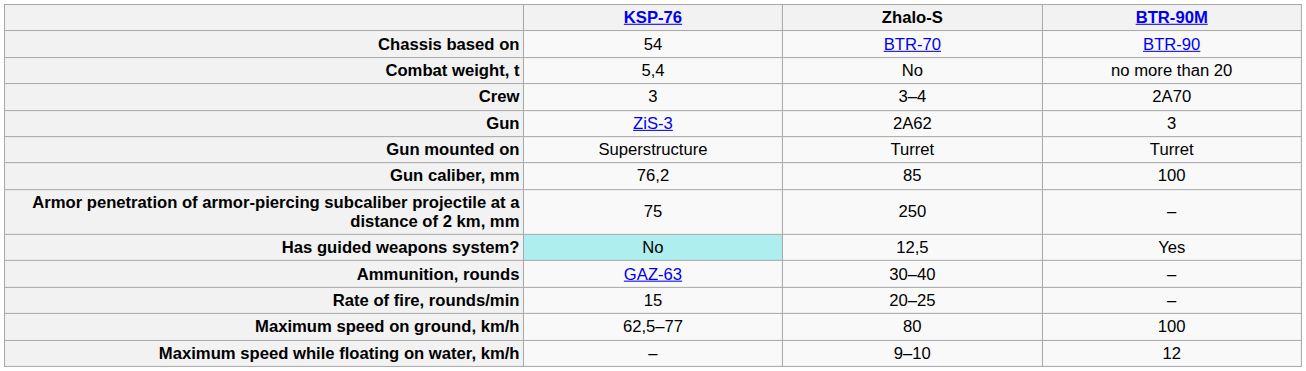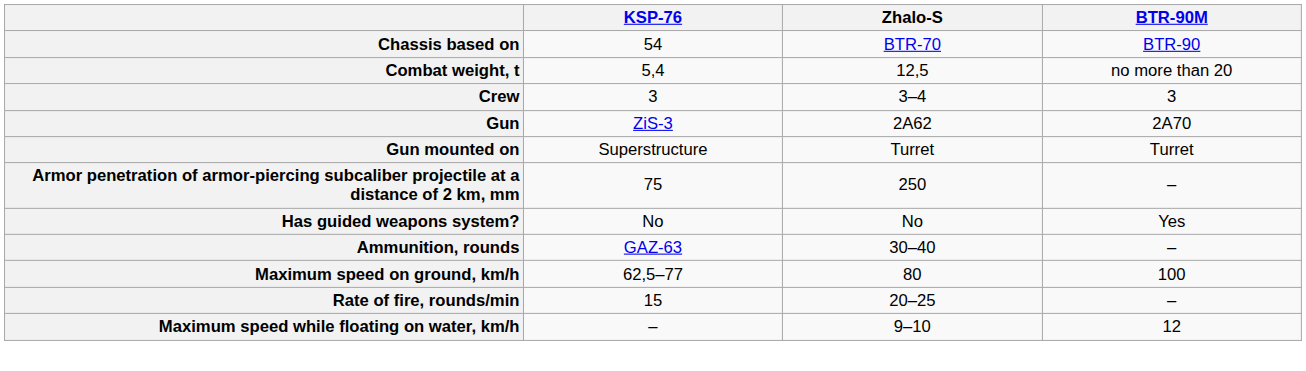(912, 70) No -> (912, 70) 12,5
(1172, 96) 2A70 -> (1172, 96) 3
(1172, 123) 3 -> (1172, 123) 2A70
- row: (455, 176)
(653, 247) paleturquoise background -> (653, 221) no background
(912, 247) 12,5 -> (912, 221) No
rows swapped: (426, 300) <-> (387, 326)
